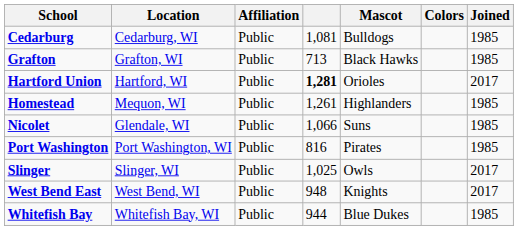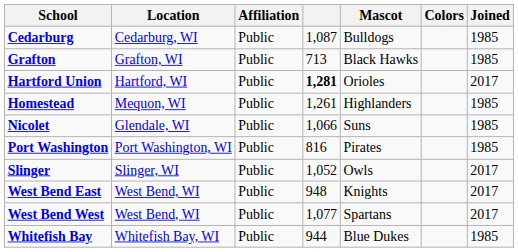(321, 37) 1,081 -> (321, 37) 1,087
(321, 170) 1,025 -> (321, 170) 1,052
+ row: (56, 214)
